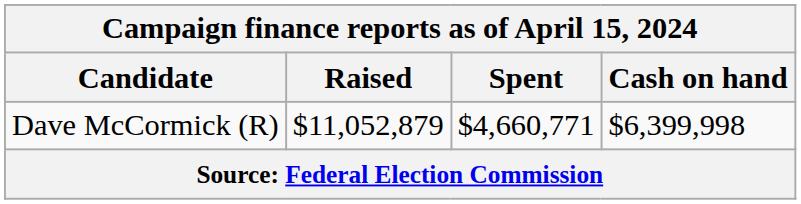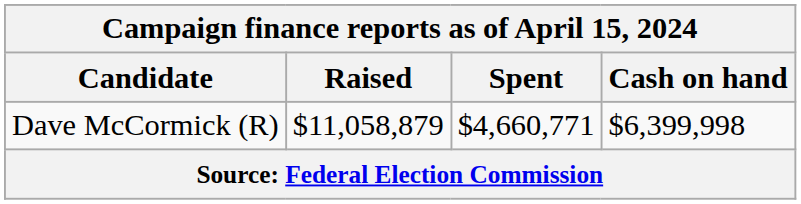(368, 125) $11,052,879 -> (368, 125) $11,058,879
